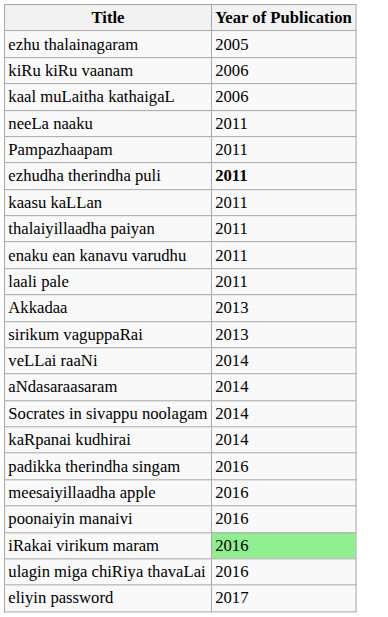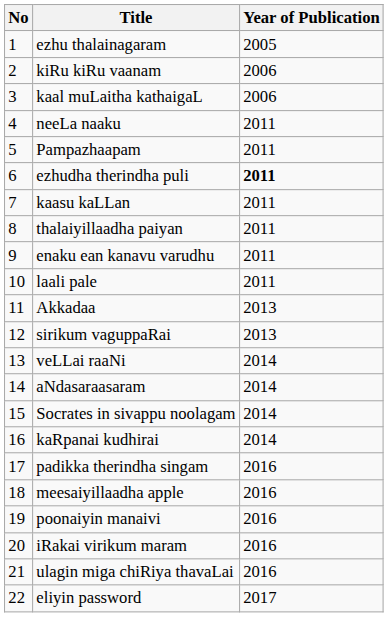+ column: (19, 17)
(232, 545) lightgreen background -> (260, 545) no background
